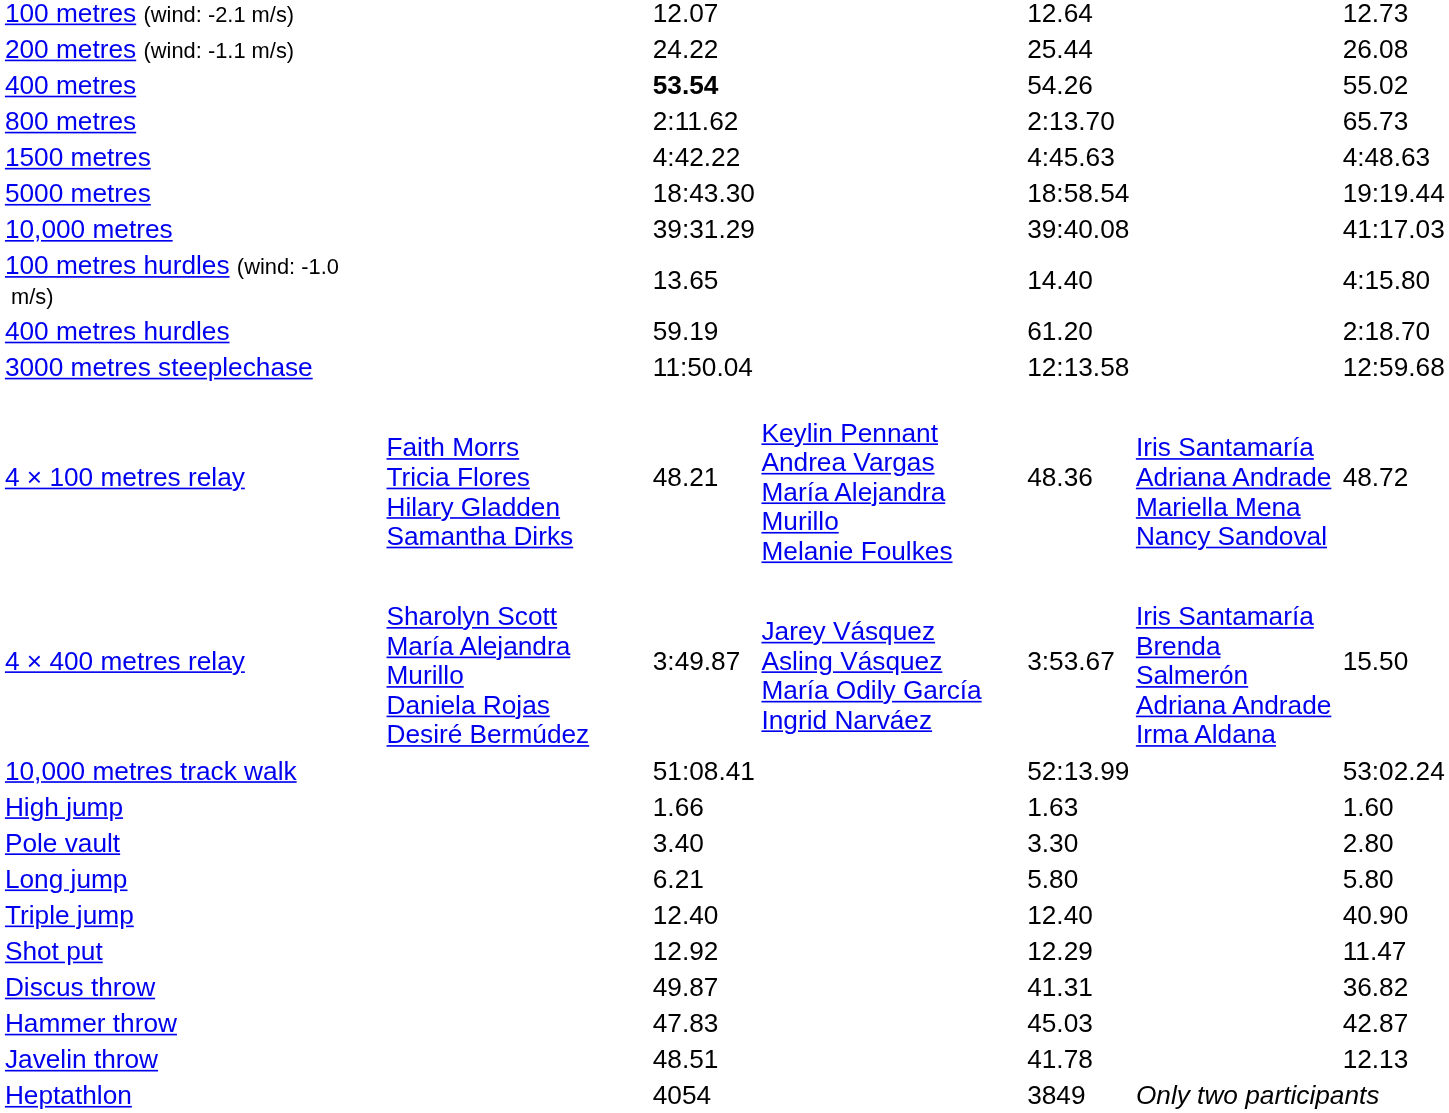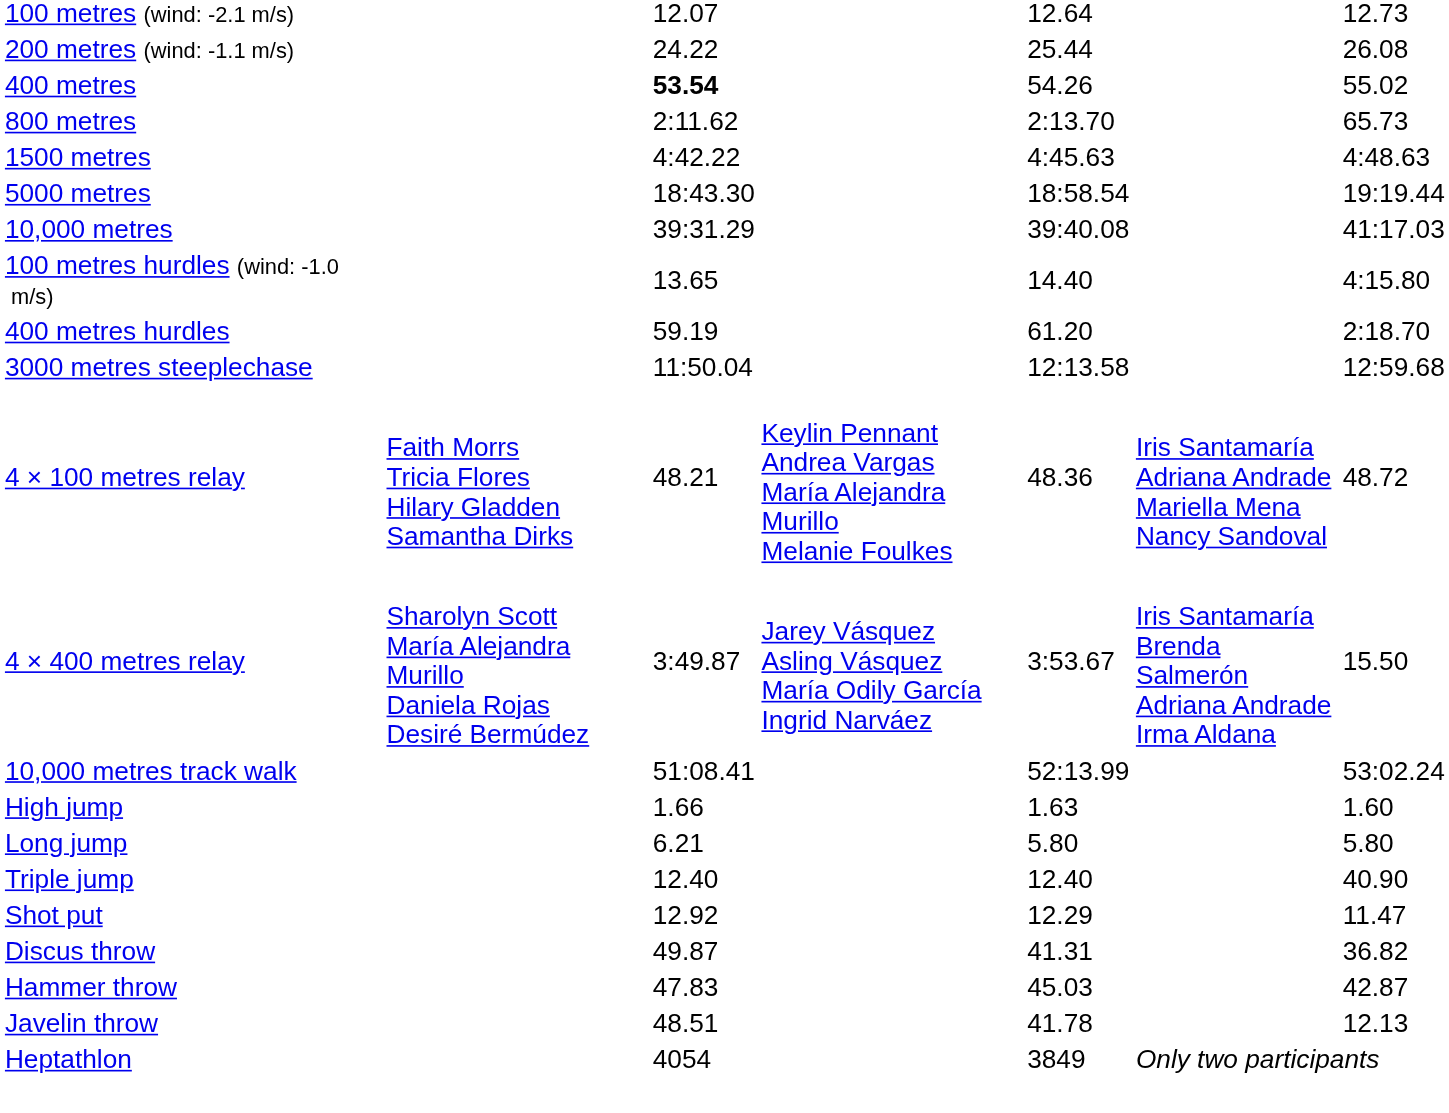- row: (63, 843)
